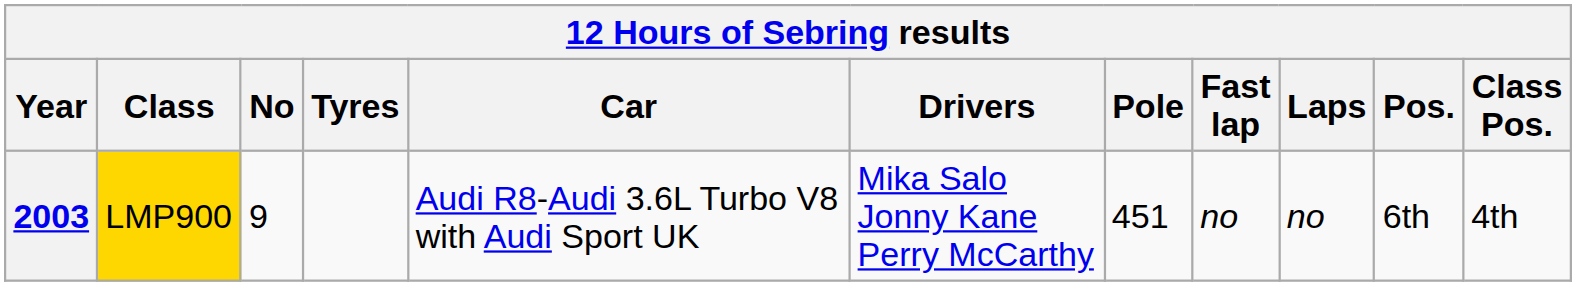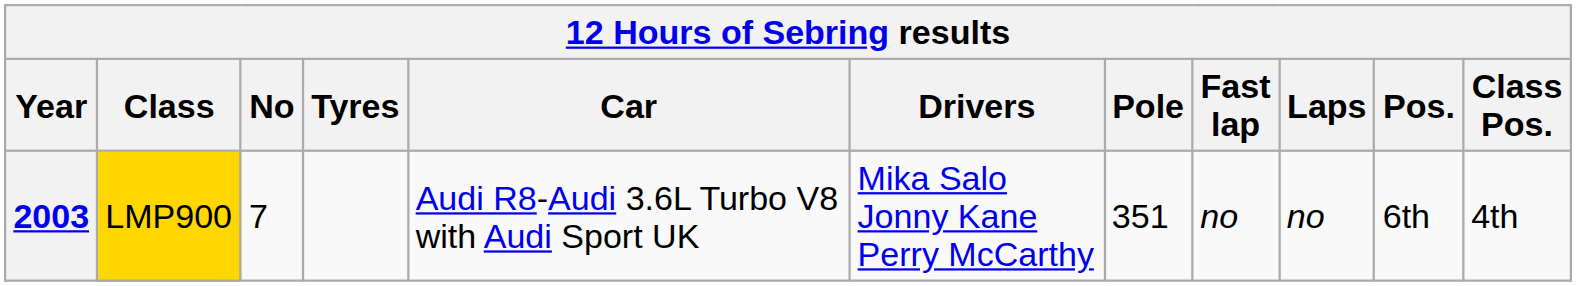(259, 216) 9 -> (259, 216) 7
(1140, 216) 451 -> (1140, 216) 351
